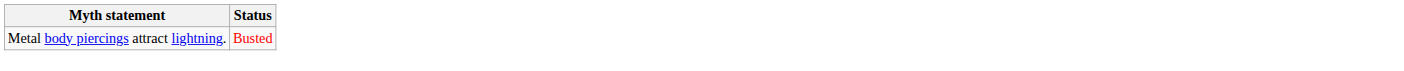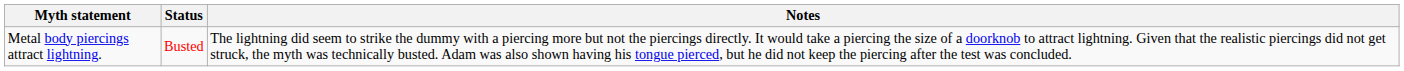+ column: (803, 15)
